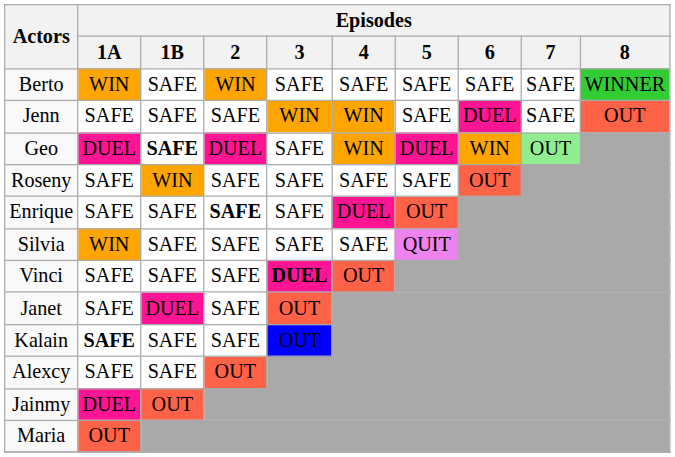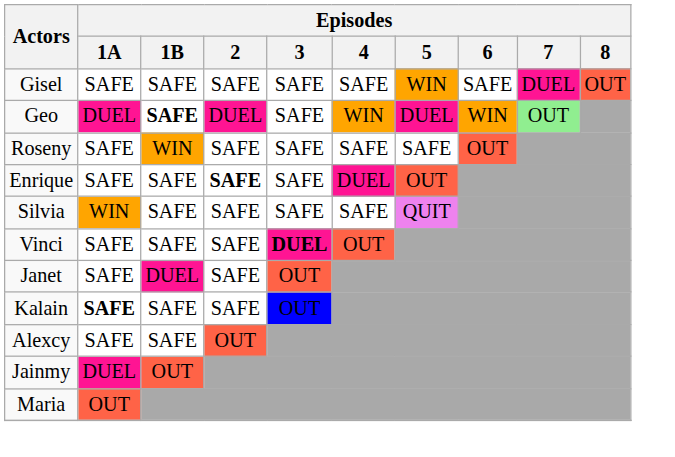- row: (41, 84)
- row: (41, 116)
+ row: (41, 84)
